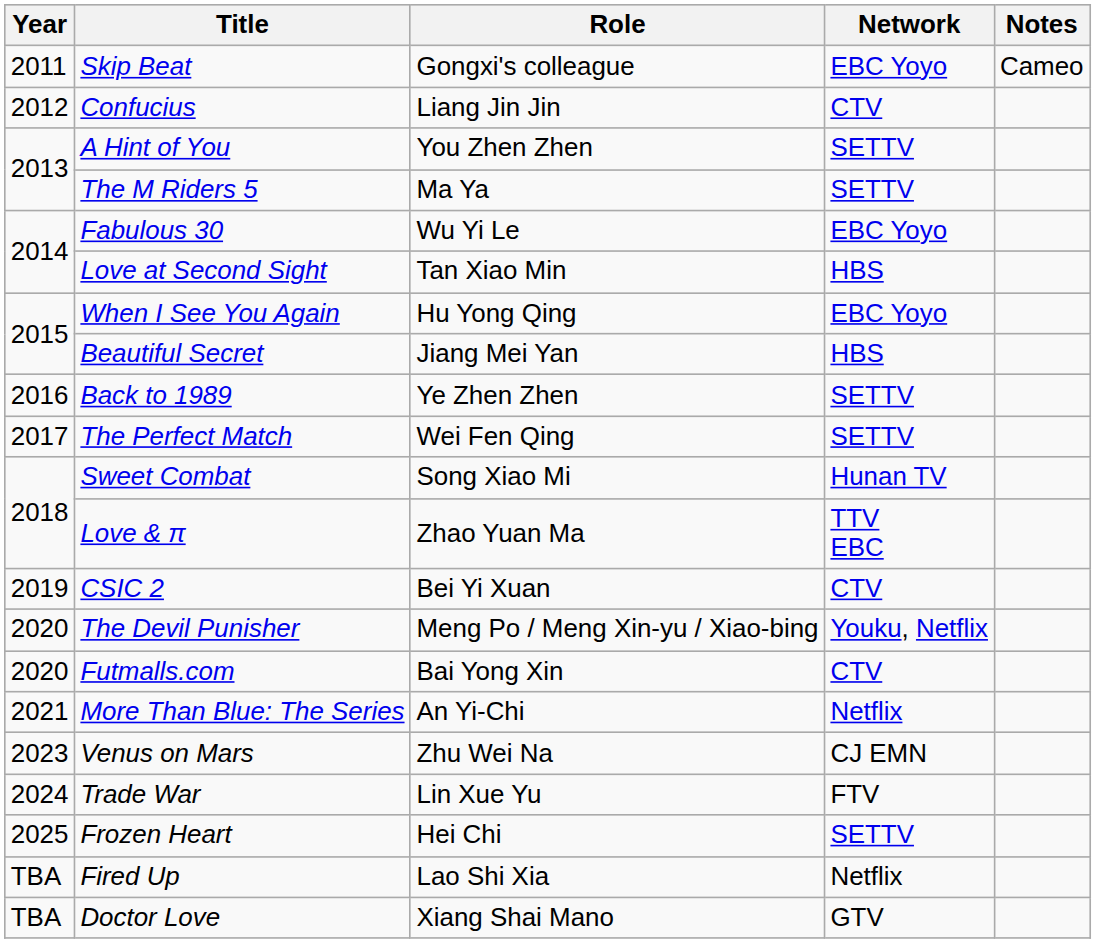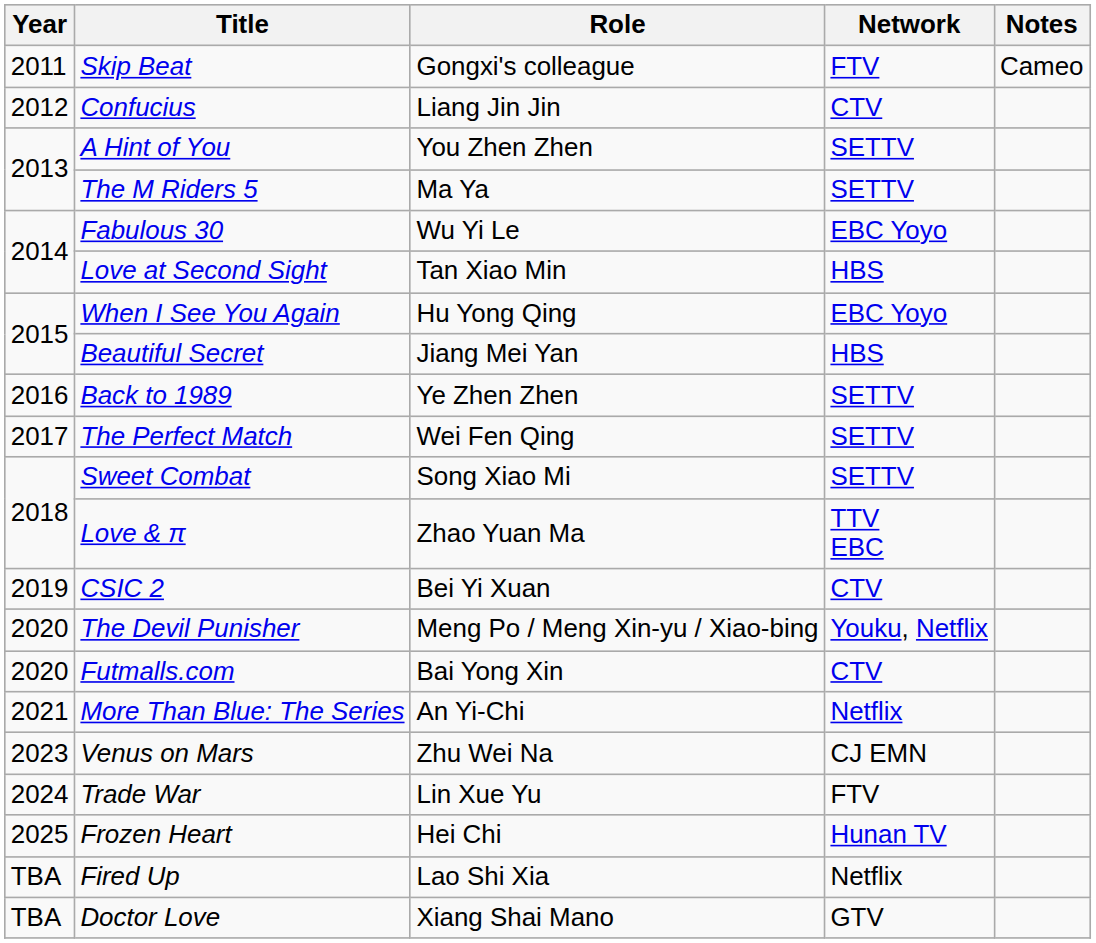(889, 66) EBC Yoyo -> (855, 66) FTV
(889, 477) Hunan TV -> (872, 477) SETTV
(872, 835) SETTV -> (889, 835) Hunan TV
